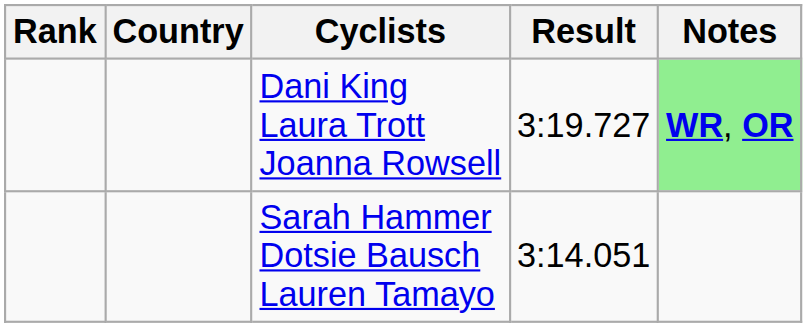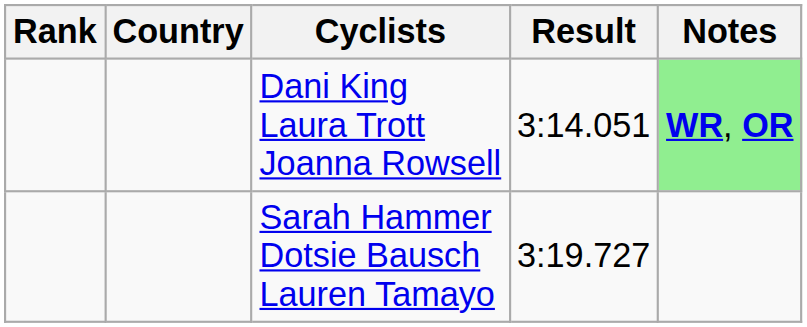(584, 124) 3:19.727 -> (584, 124) 3:14.051
(584, 255) 3:14.051 -> (584, 255) 3:19.727
